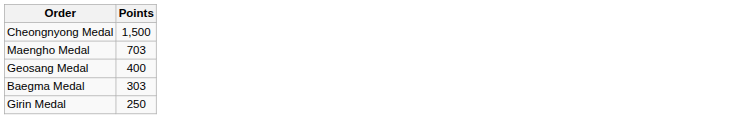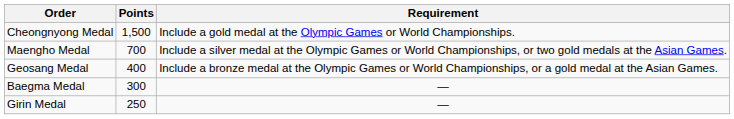+ column: (443, 13)
(136, 50) 703 -> (136, 50) 700
(136, 86) 303 -> (136, 86) 300
